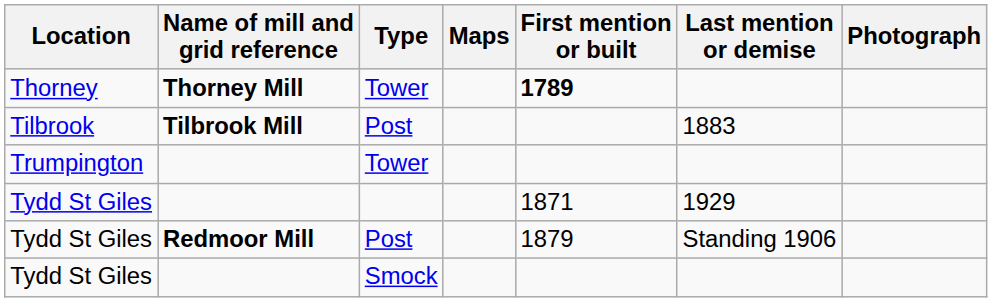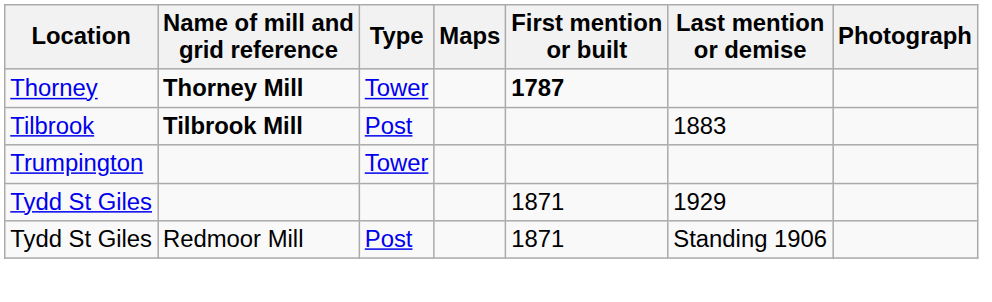(547, 88) 1789 -> (538, 88) 1787
(239, 239) bold -> (233, 239) normal
(547, 239) 1879 -> (538, 239) 1871
- row: (81, 277)
